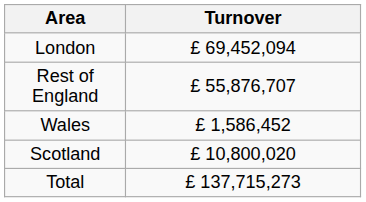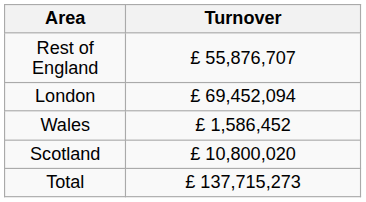rows swapped: (65, 47) <-> (65, 86)
